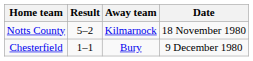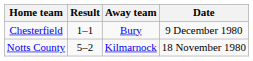rows swapped: (36, 30) <-> (36, 47)
